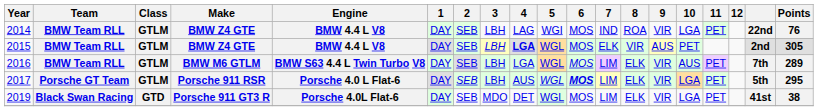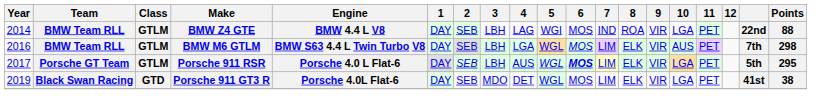(794, 30) 76 -> (788, 30) 88
- row: (19, 47)
(794, 64) 289 -> (788, 47) 298
